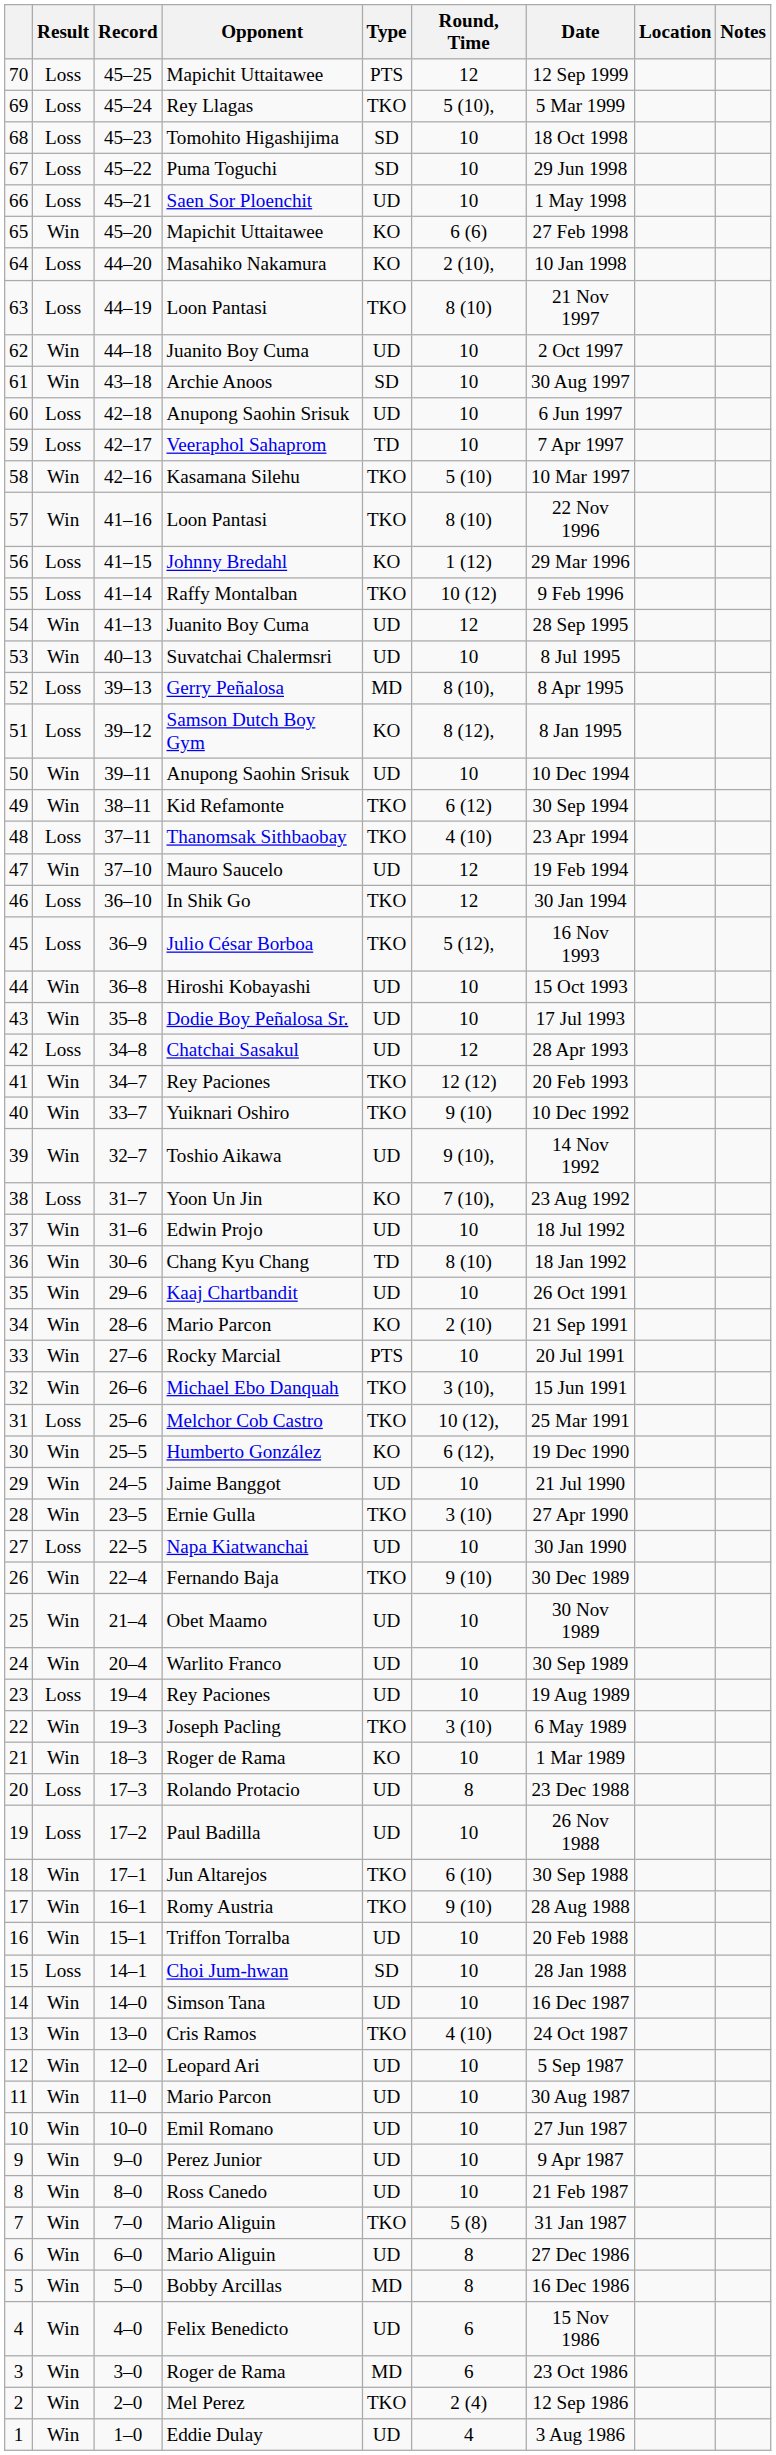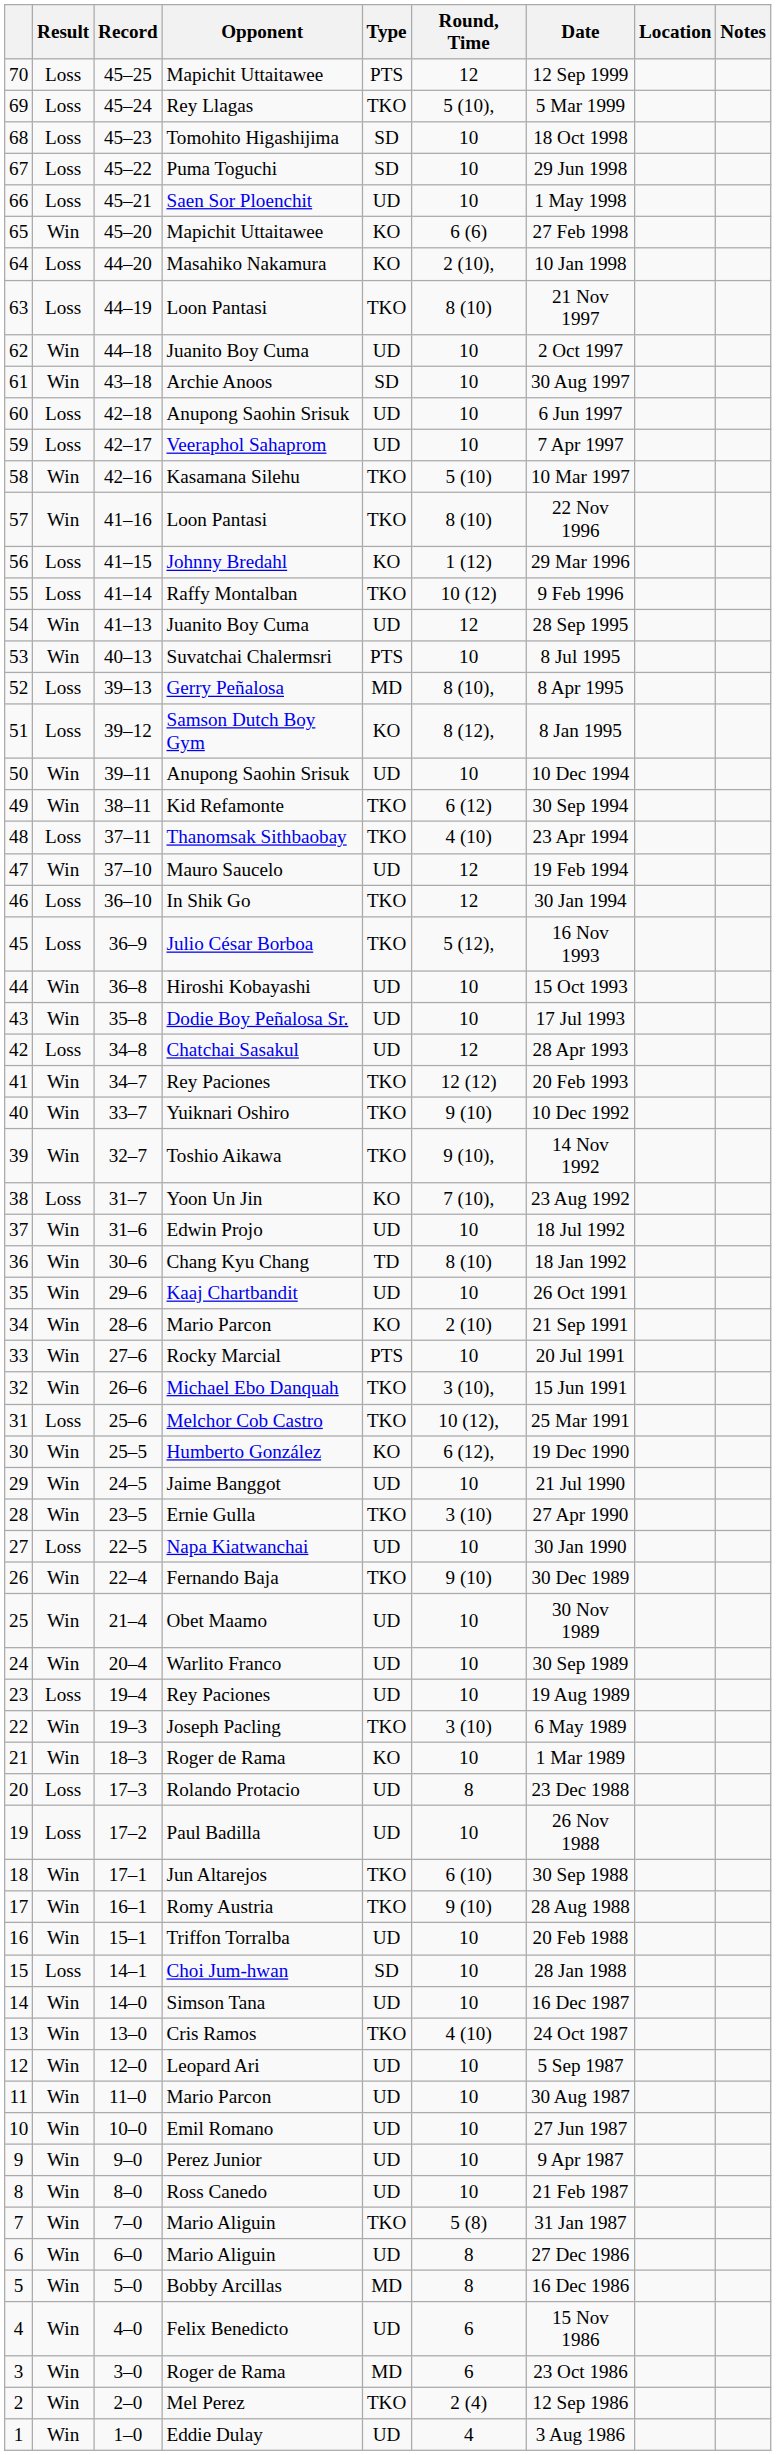(387, 444) TD -> (387, 444) UD
(387, 656) UD -> (387, 656) PTS
(387, 1155) UD -> (387, 1155) TKO
